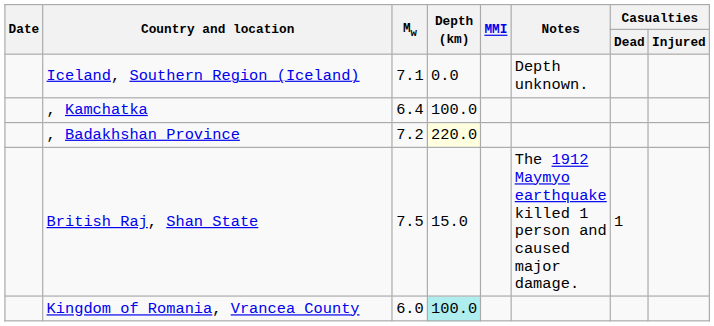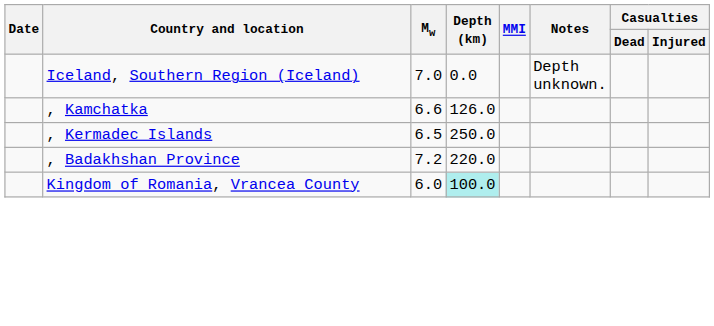(410, 76) 7.1 -> (428, 76) 7.0
(410, 110) 6.4 -> (428, 110) 6.6
(454, 110) 100.0 -> (472, 110) 126.0
+ row: (129, 135)
(454, 135) lightyellow background -> (472, 160) no background
- row: (152, 222)
